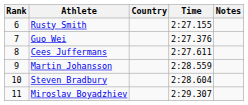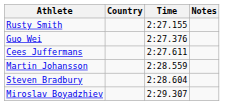- column: (17, 11)
